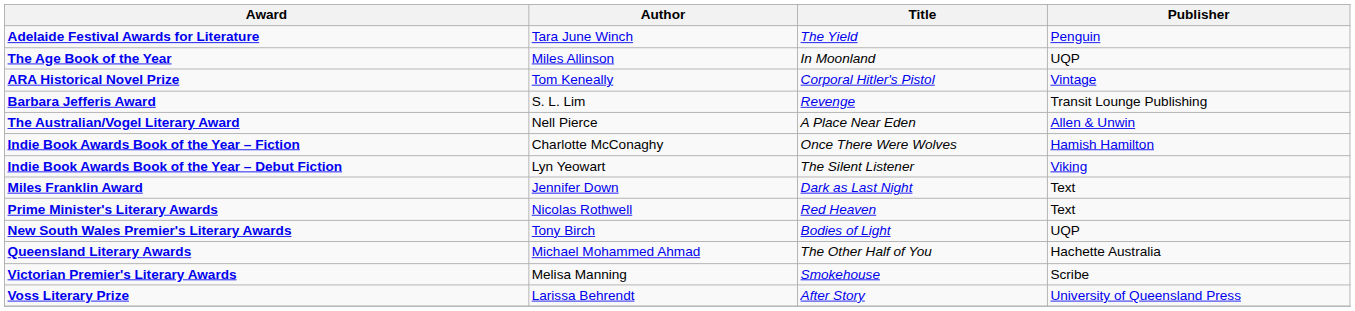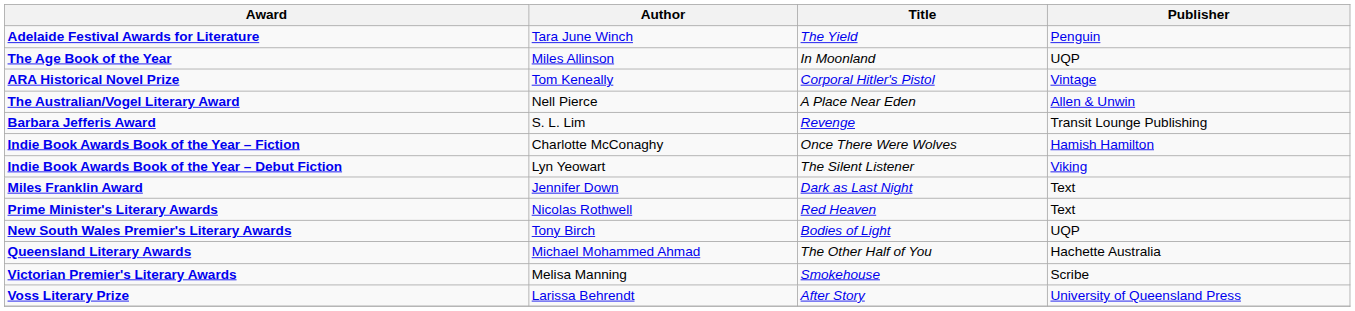rows swapped: (124, 123) <-> (82, 101)
